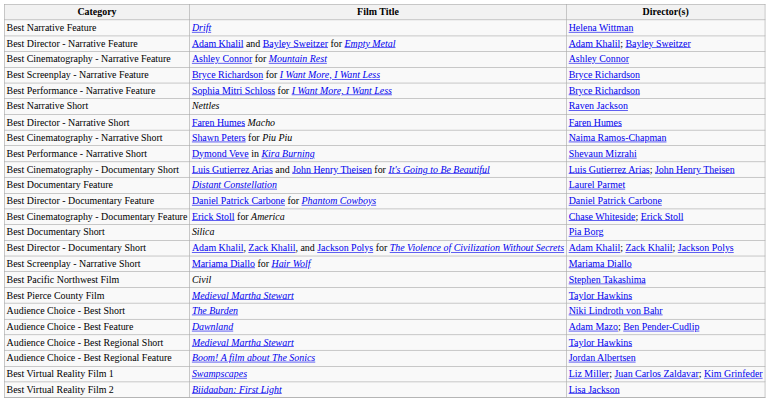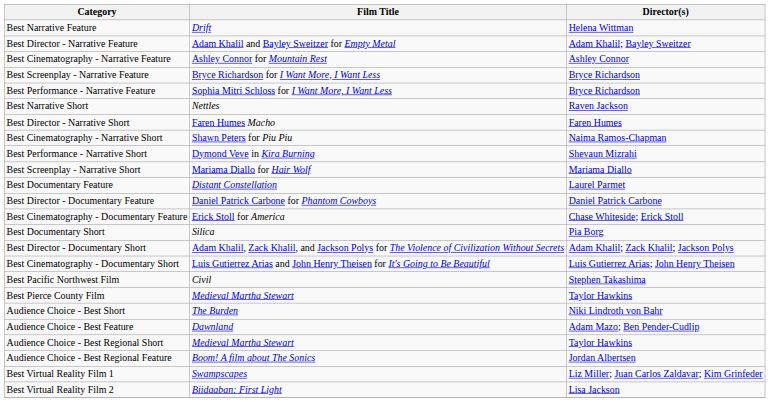rows swapped: (74, 264) <-> (93, 169)
